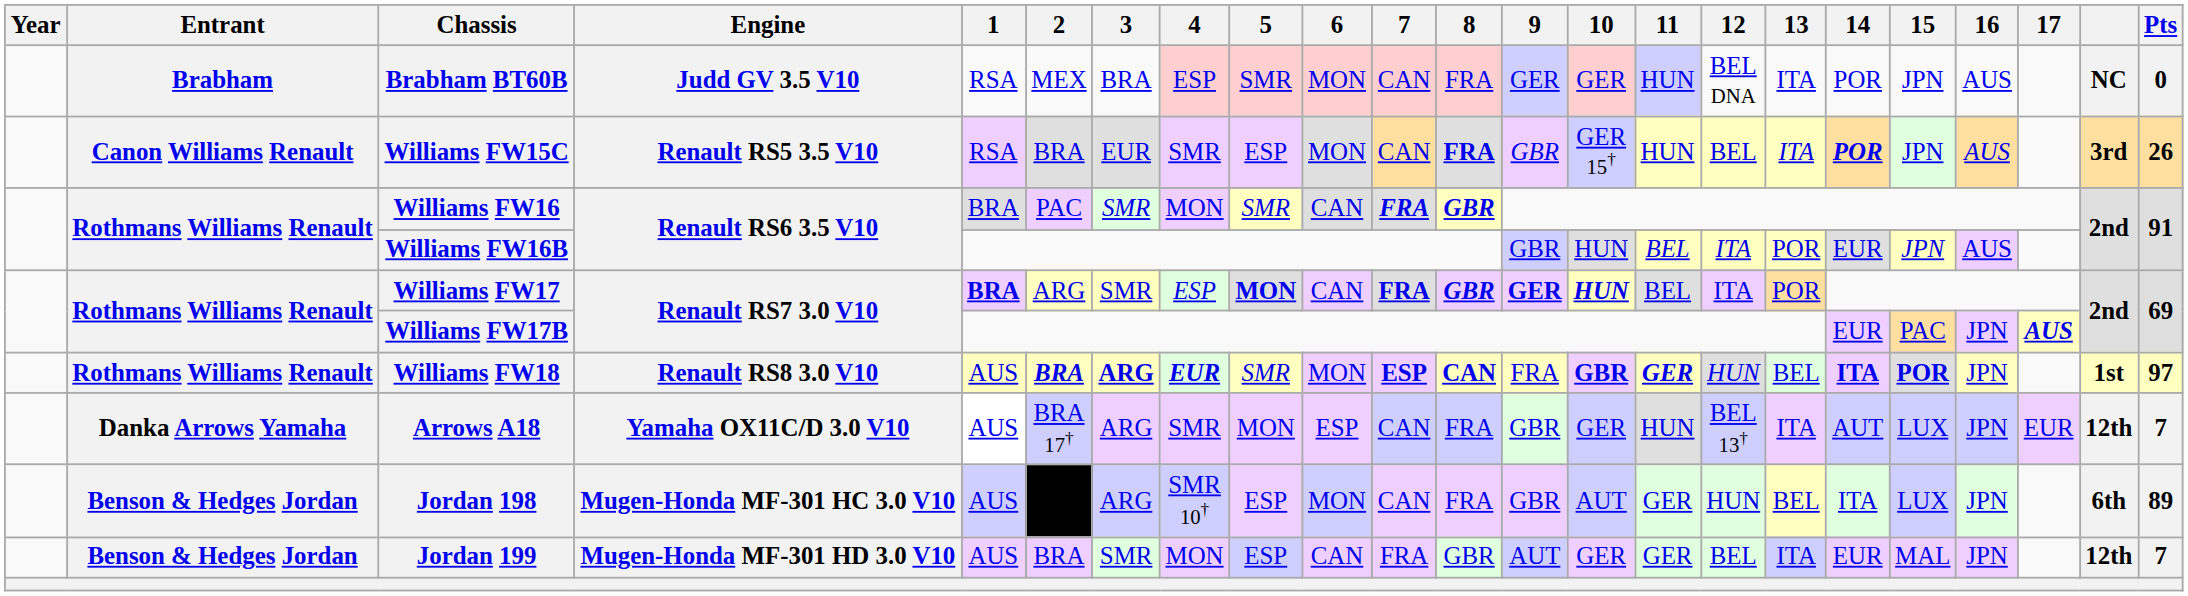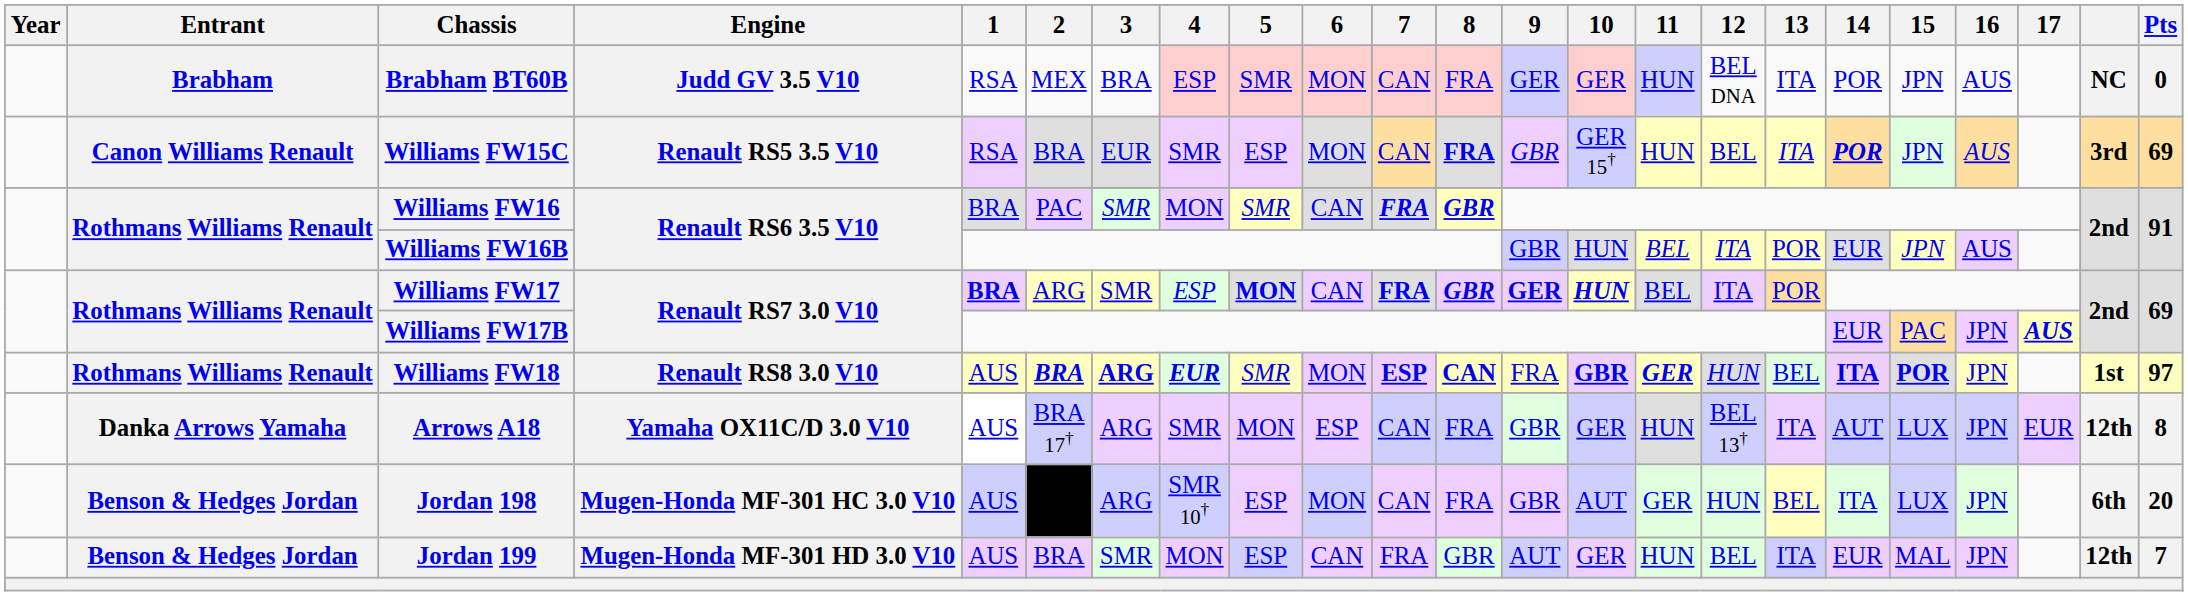(2161, 151) 26 -> (2161, 151) 69
(2161, 428) 7 -> (2161, 428) 8
(2161, 500) 89 -> (2161, 500) 20
(1668, 556) GER -> (1668, 556) HUN
